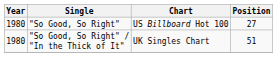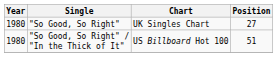(181, 24) US Billboard Hot 100 -> (171, 24) UK Singles Chart
(171, 41) UK Singles Chart -> (181, 41) US Billboard Hot 100
